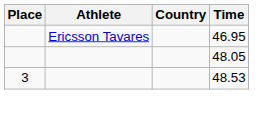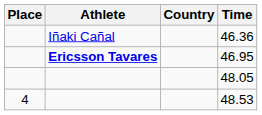+ row: (237, 36)
(99, 36) normal -> (103, 57) bold
(25, 78) 3 -> (25, 99) 4
